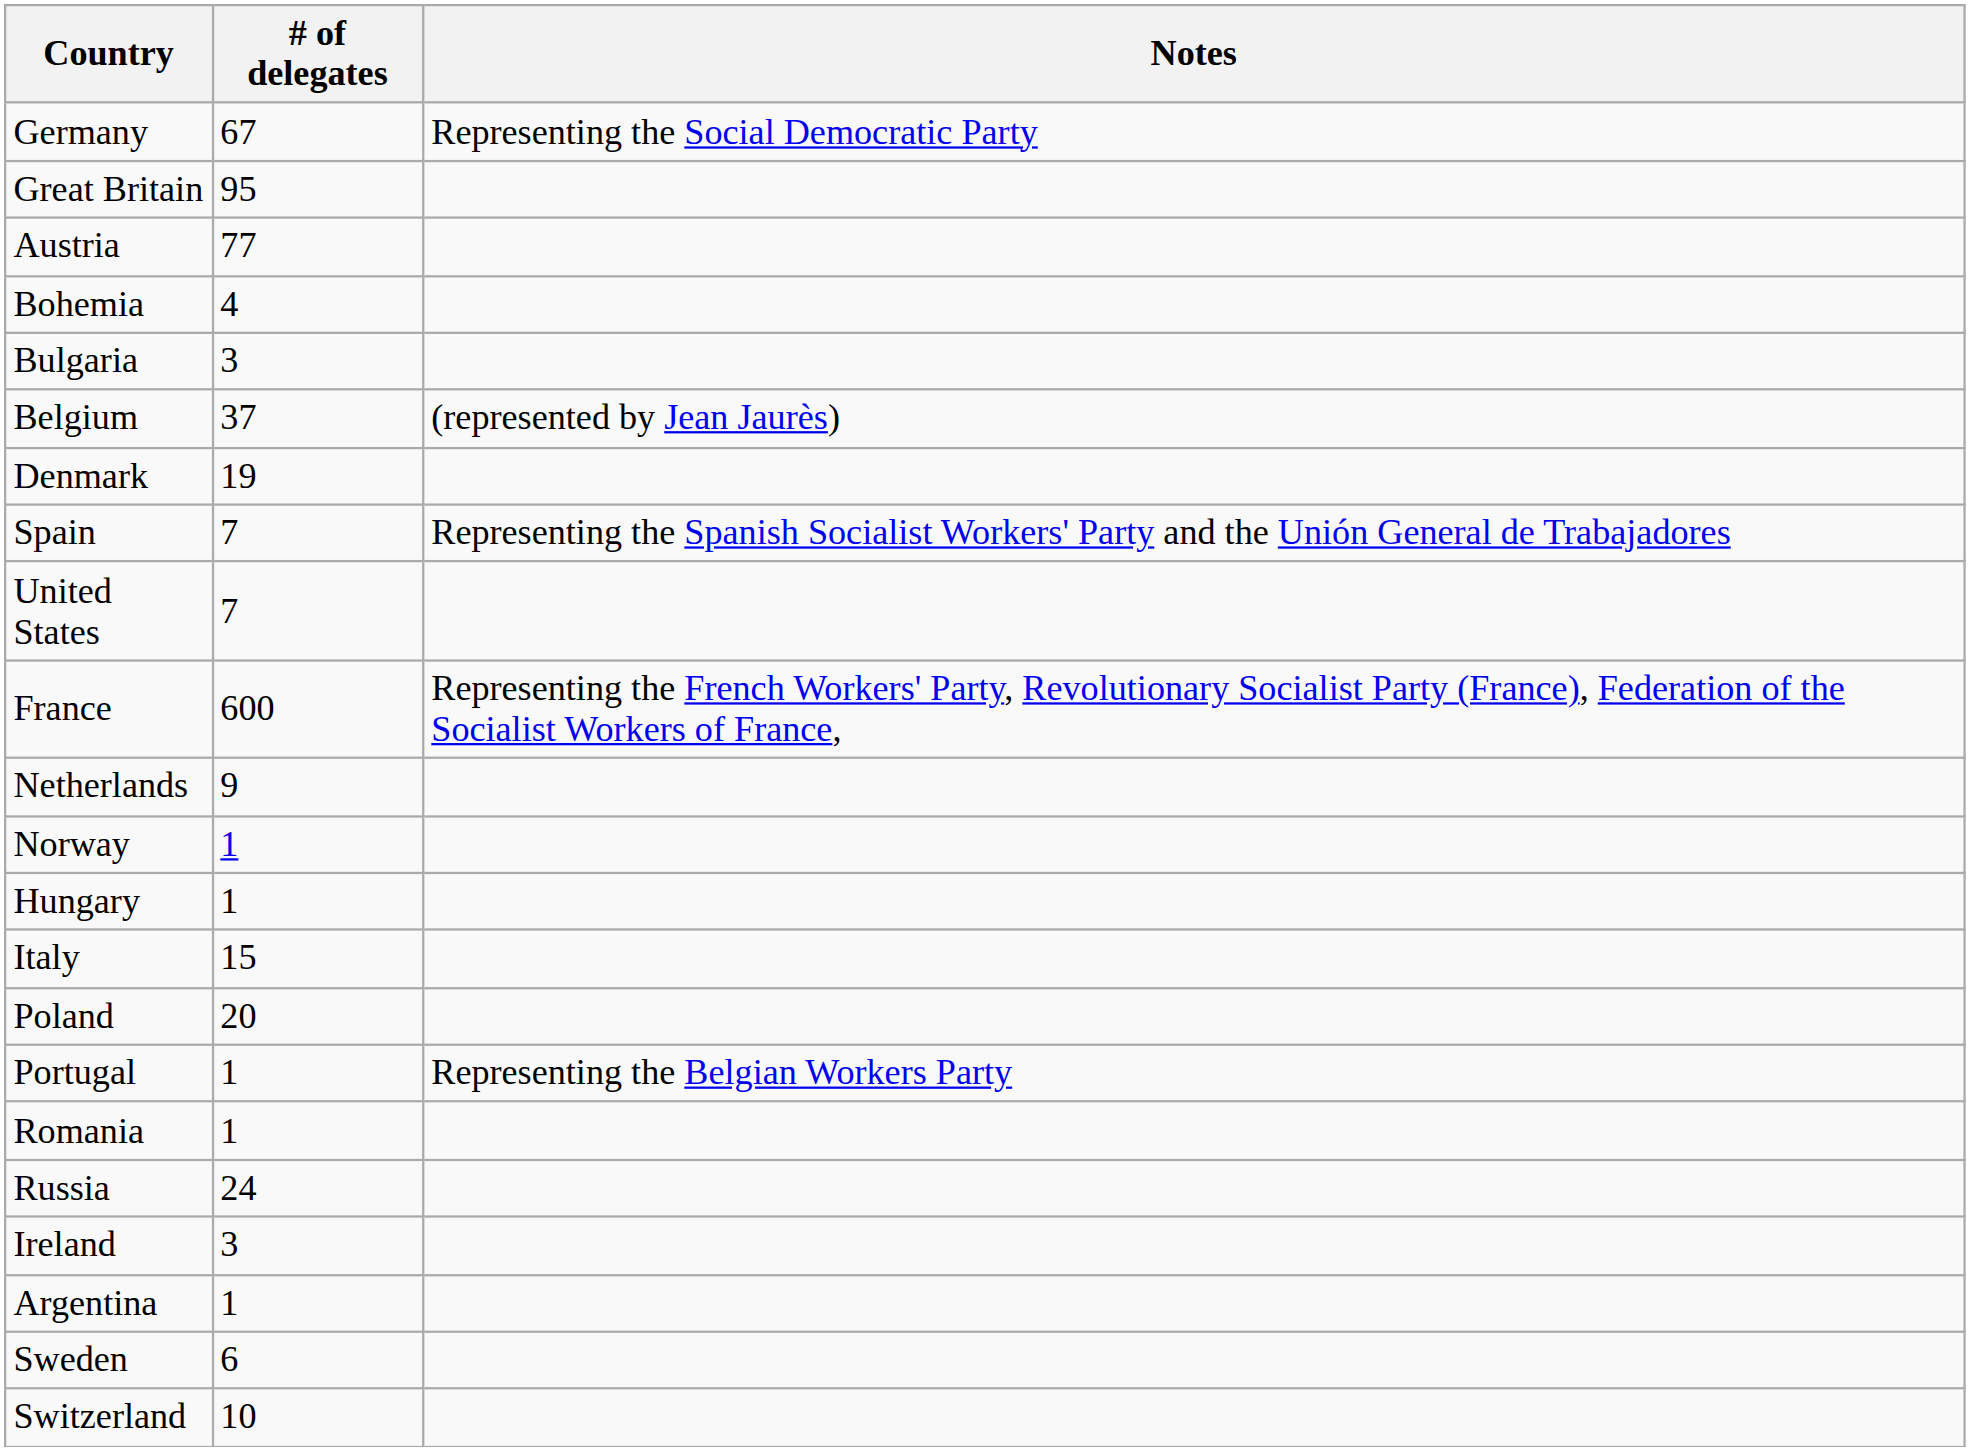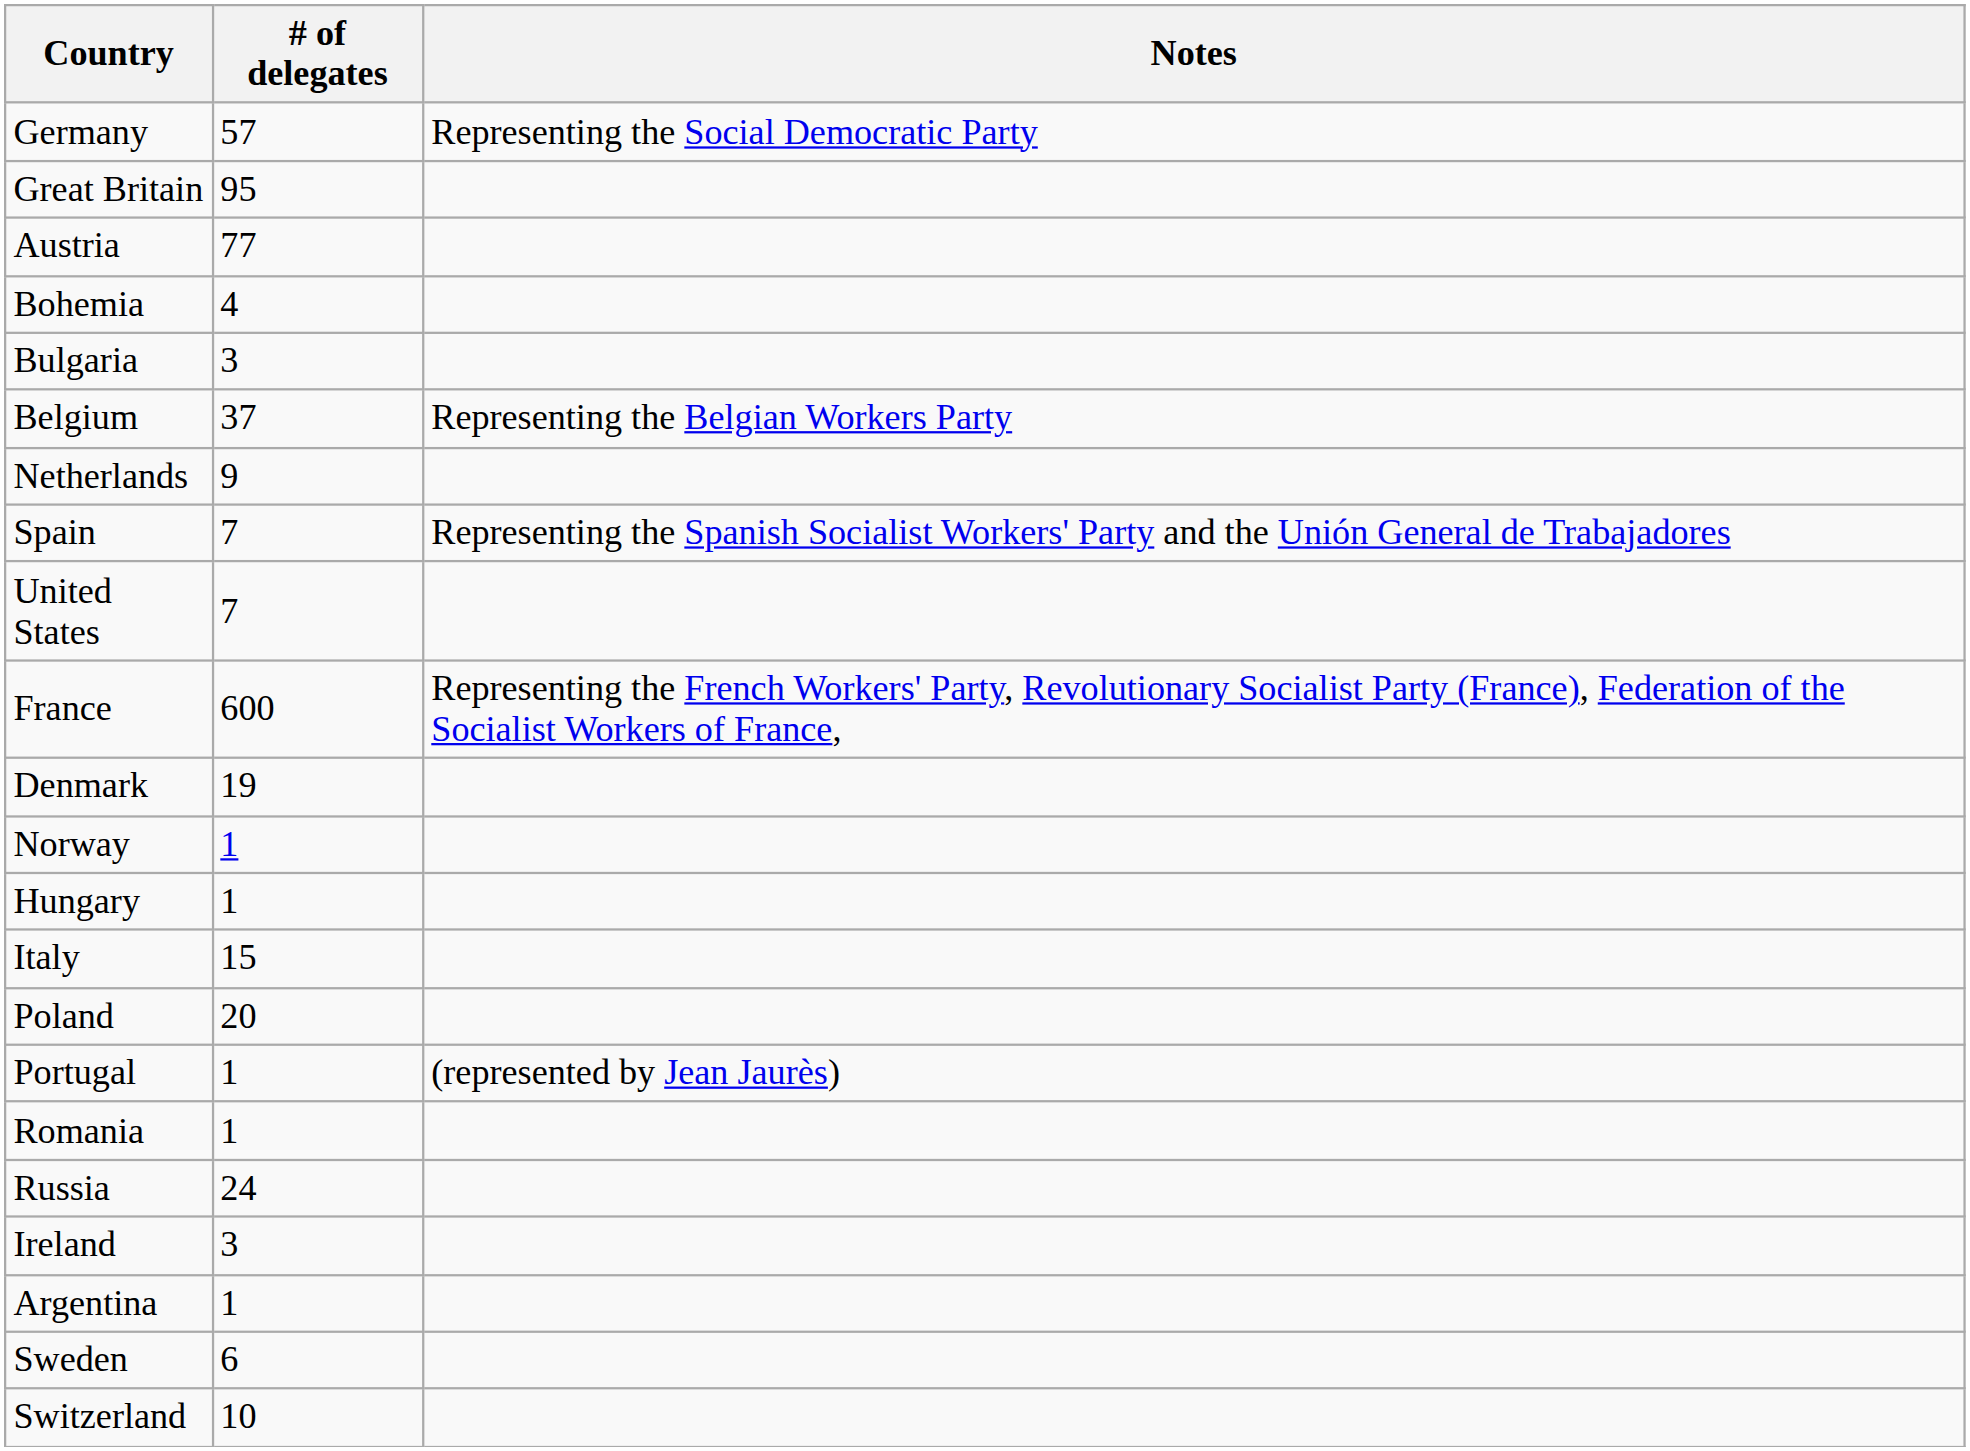(238, 131) 67 -> (238, 131) 57
(636, 417) (represented by Jean Jaurès) -> (722, 417) Representing the Belgian Workers Party
rows swapped: (81, 475) <-> (101, 786)
(722, 1072) Representing the Belgian Workers Party -> (636, 1072) (represented by Jean Jaurès)
